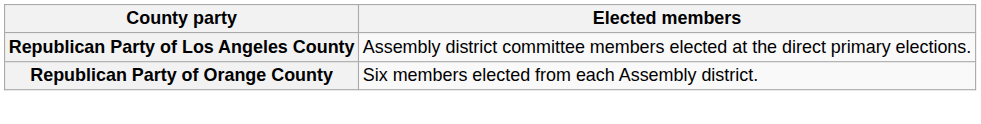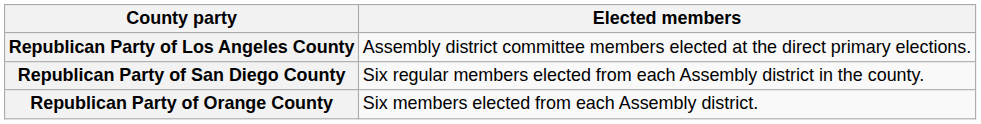+ row: (182, 75)
